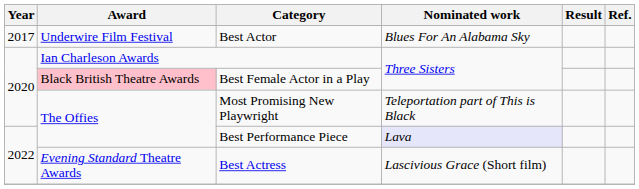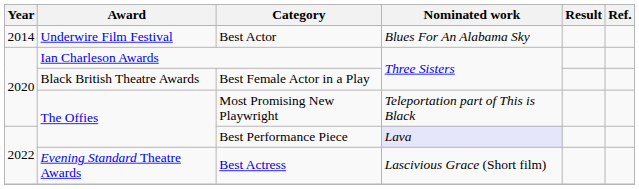(21, 36) 2017 -> (21, 36) 2014
(120, 79) pink background -> (120, 79) no background
